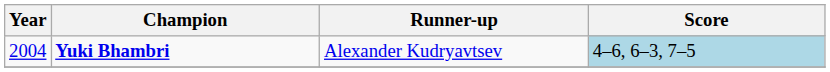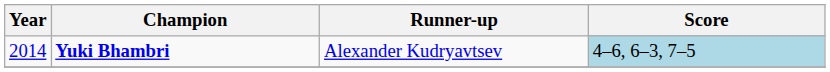(28, 51) 2004 -> (28, 51) 2014
